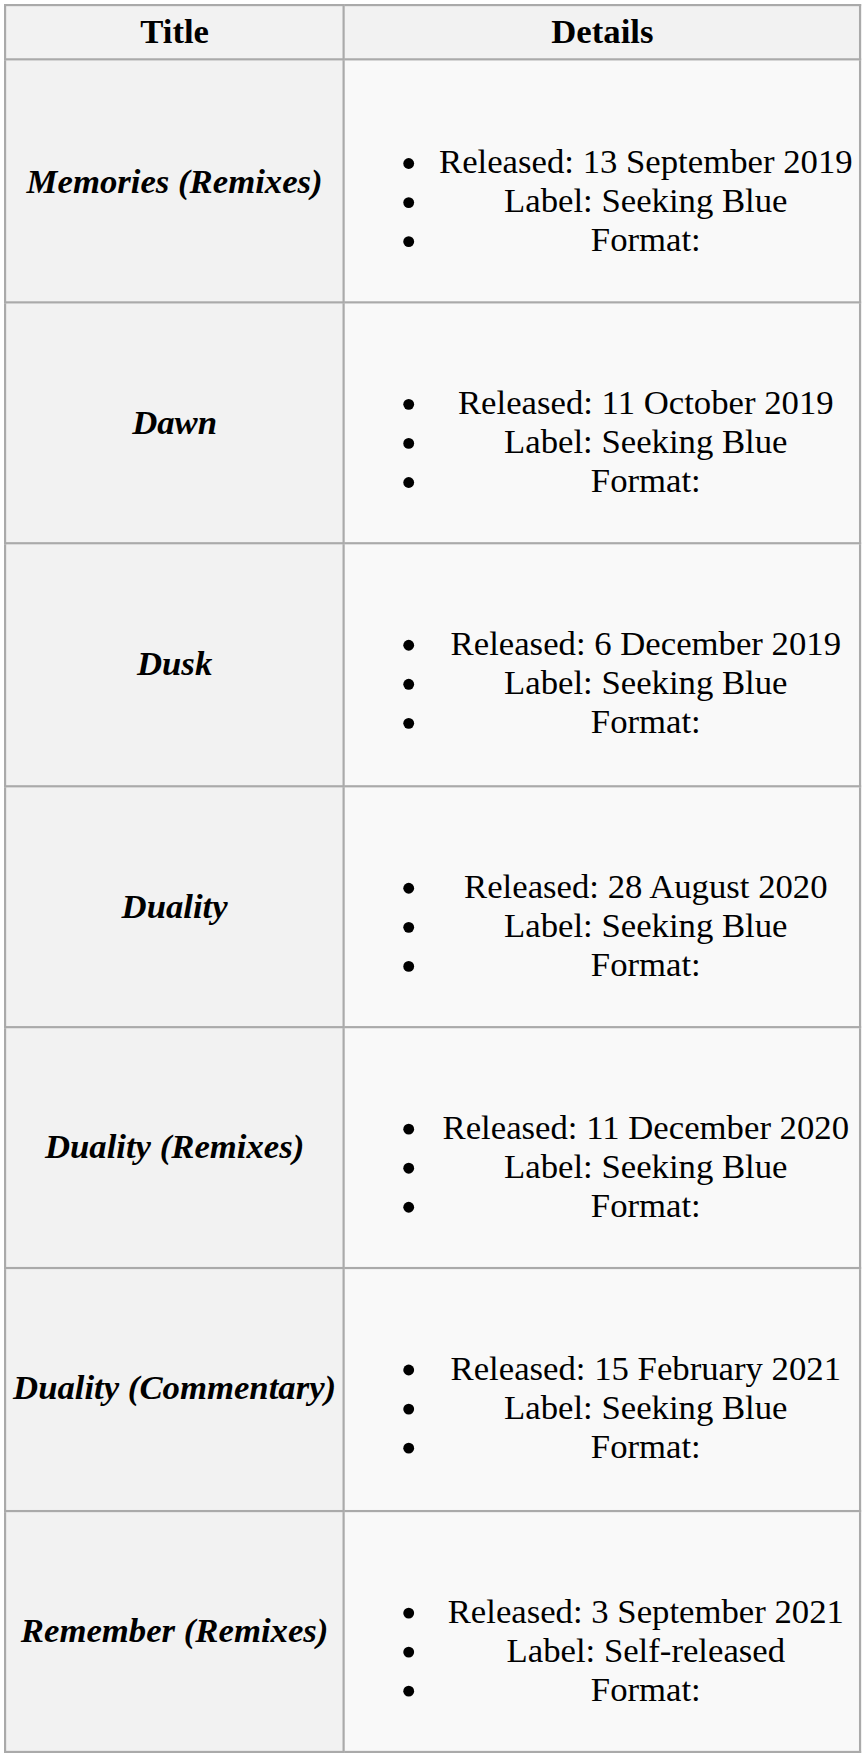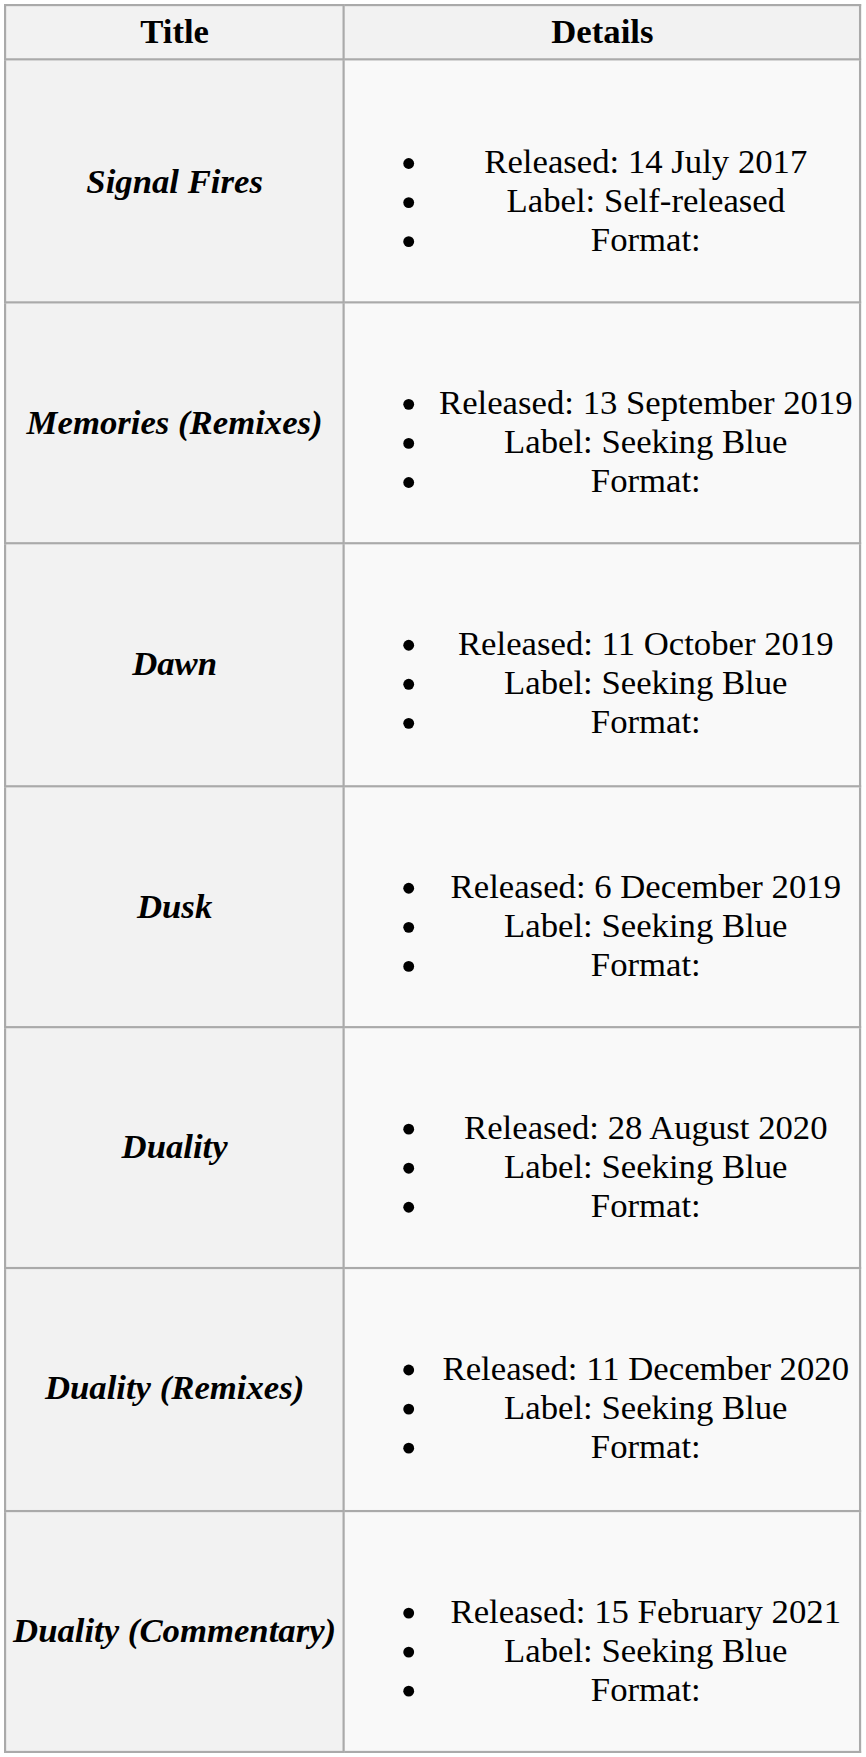+ row: (175, 180)
- row: (175, 1630)
